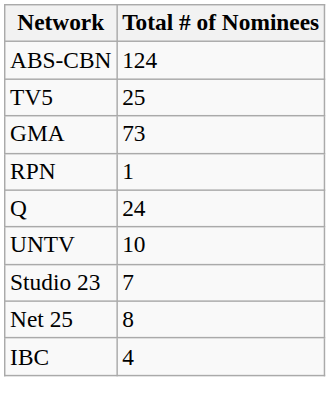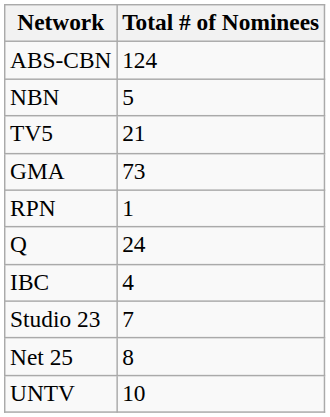+ row: (35, 97)
(134, 97) 25 -> (134, 134) 21
rows swapped: (30, 356) <-> (43, 245)
